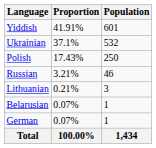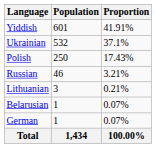columns swapped: (127, 12) <-> (76, 12)
